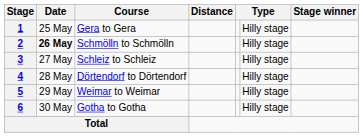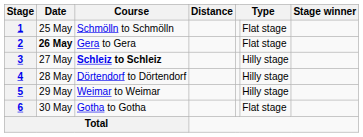(106, 28) Gera to Gera -> (125, 28) Schmölln to Schmölln
(265, 28) Hilly stage -> (264, 28) Flat stage
(125, 44) Schmölln to Schmölln -> (106, 44) Gera to Gera
(265, 44) Hilly stage -> (264, 44) Flat stage
(117, 60) normal -> (119, 60) bold
(265, 108) Hilly stage -> (264, 108) Flat stage
